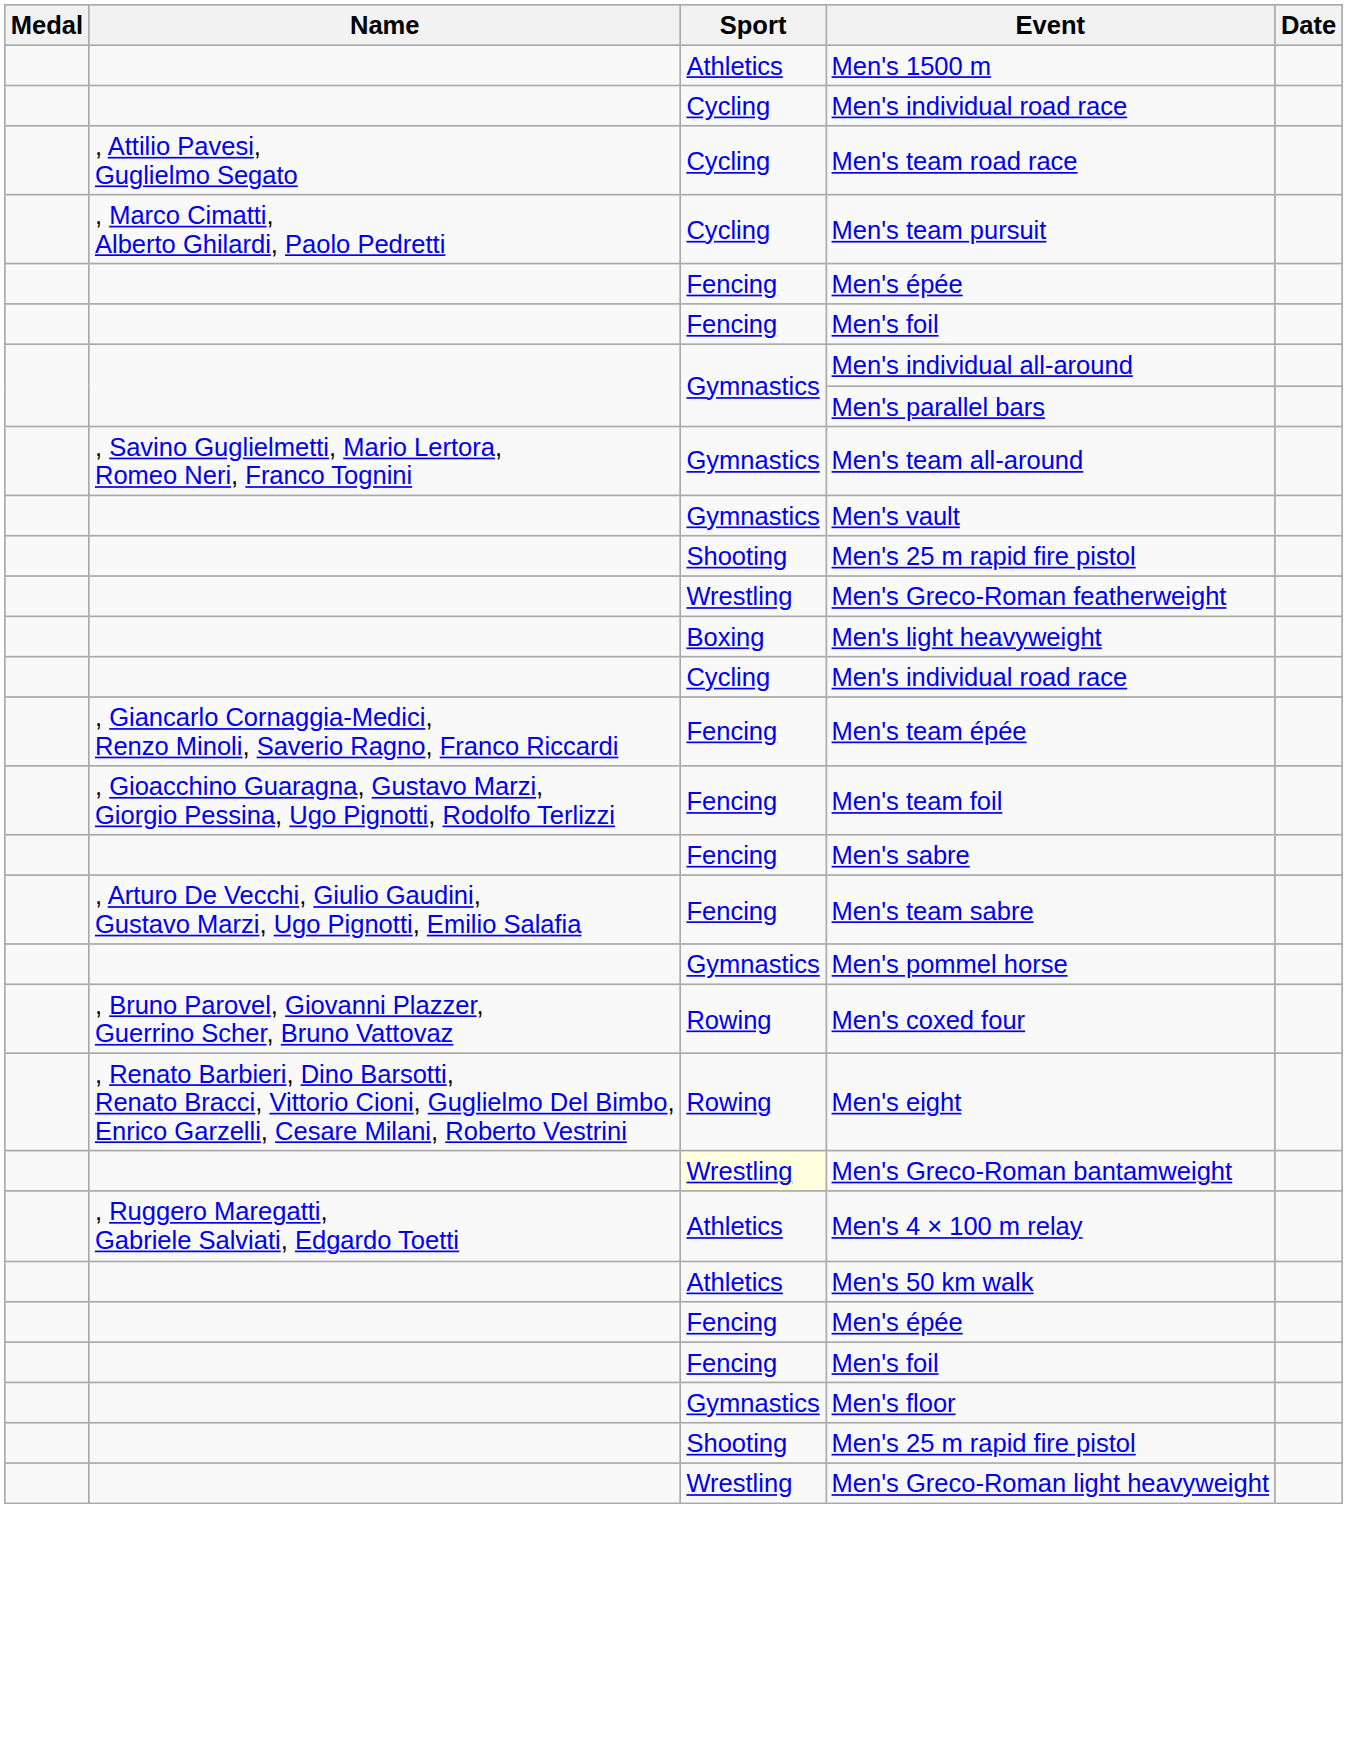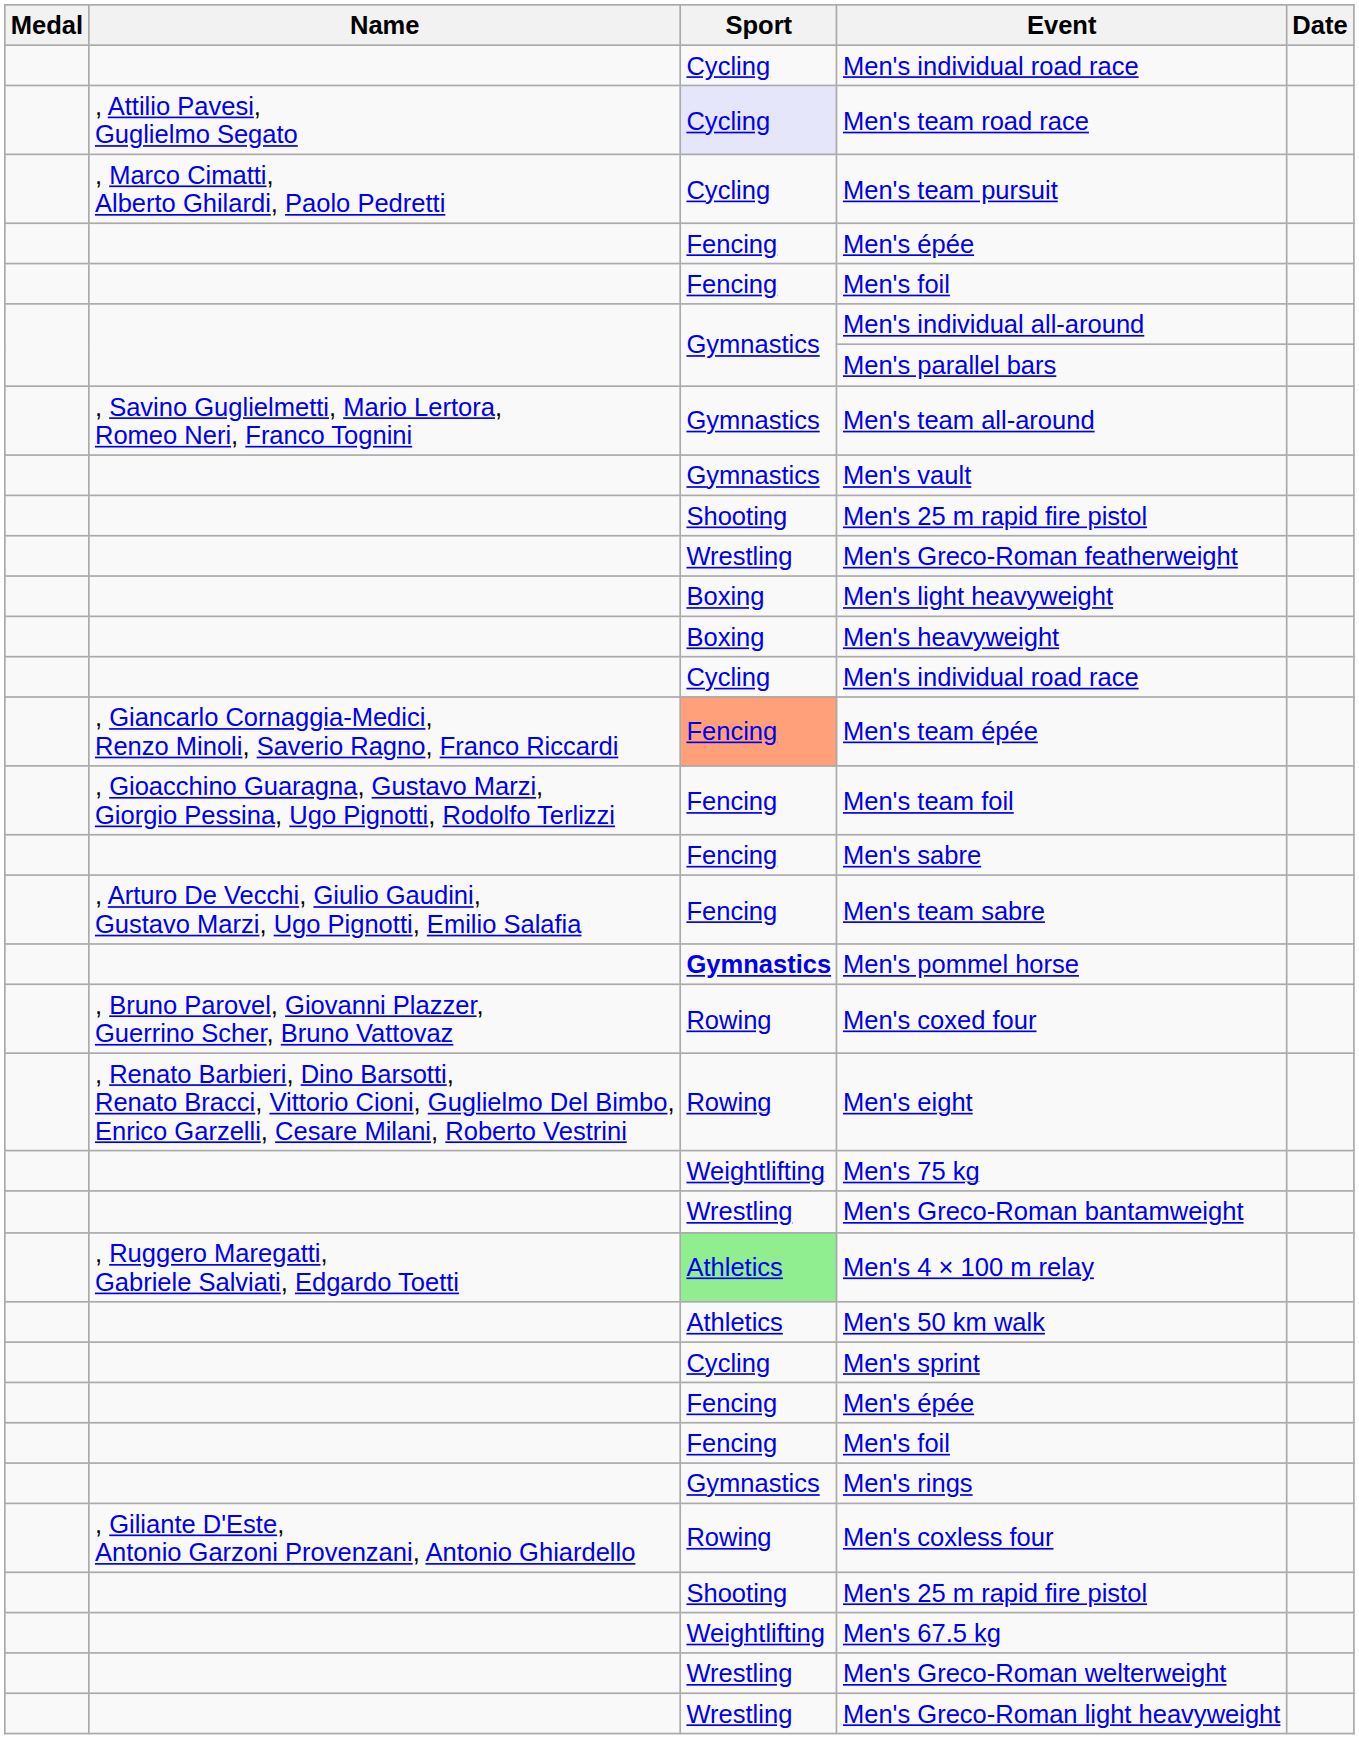- row: (385, 66)
(728, 161) no background -> (728, 120) lavender background
+ row: (385, 636)
(732, 732) no background -> (732, 732) lightsalmon background
(753, 965) normal -> (759, 965) bold
+ row: (385, 1172)
(739, 1172) lightyellow background -> (739, 1212) no background
(735, 1226) no background -> (735, 1267) lightgreen background
+ row: (385, 1362)
- row: (385, 1402)
+ row: (385, 1483)
+ row: (365, 1538)
+ row: (385, 1633)
+ row: (385, 1673)
